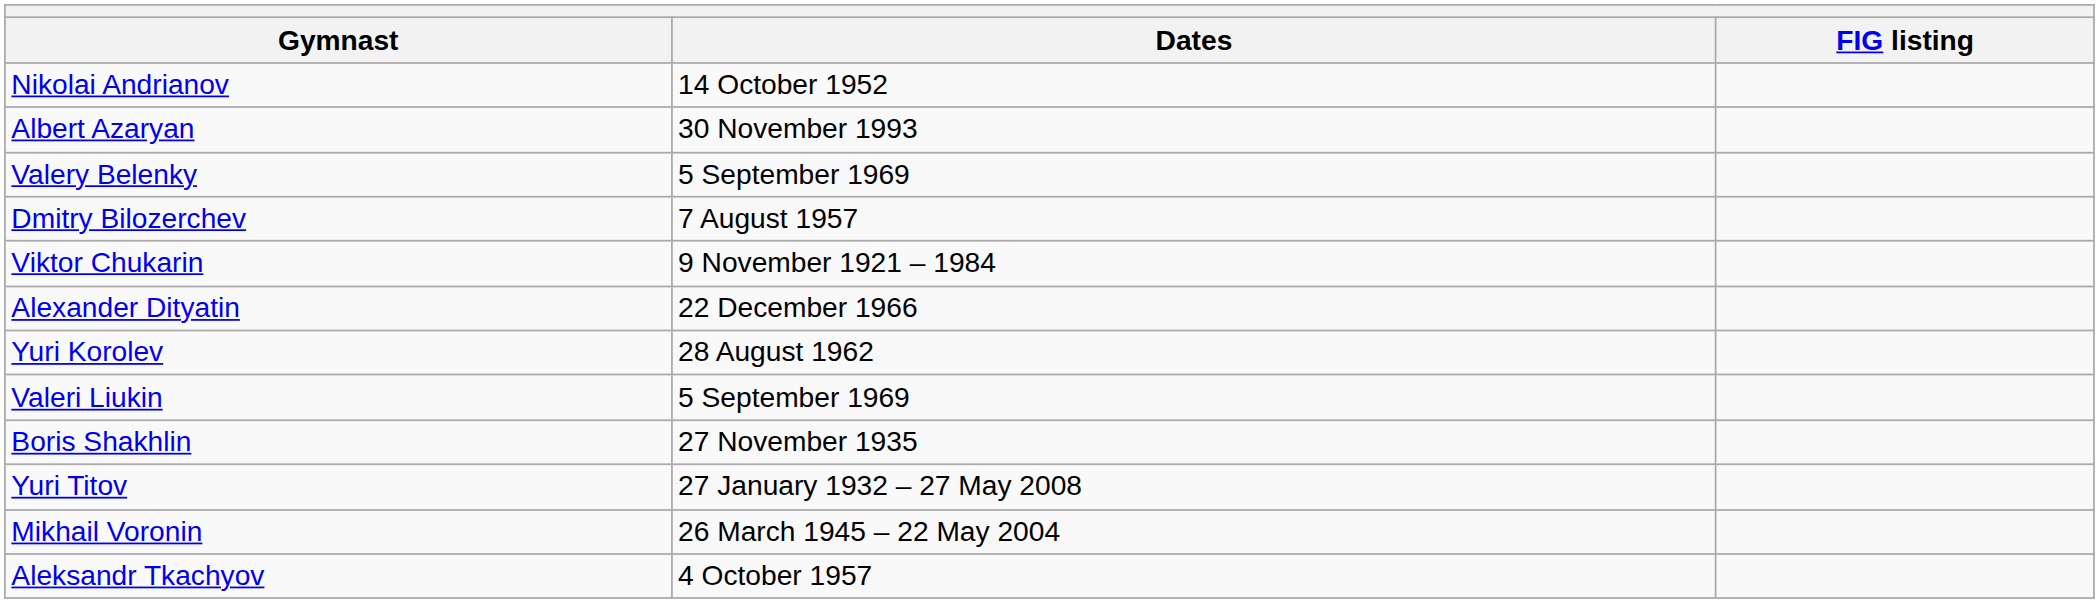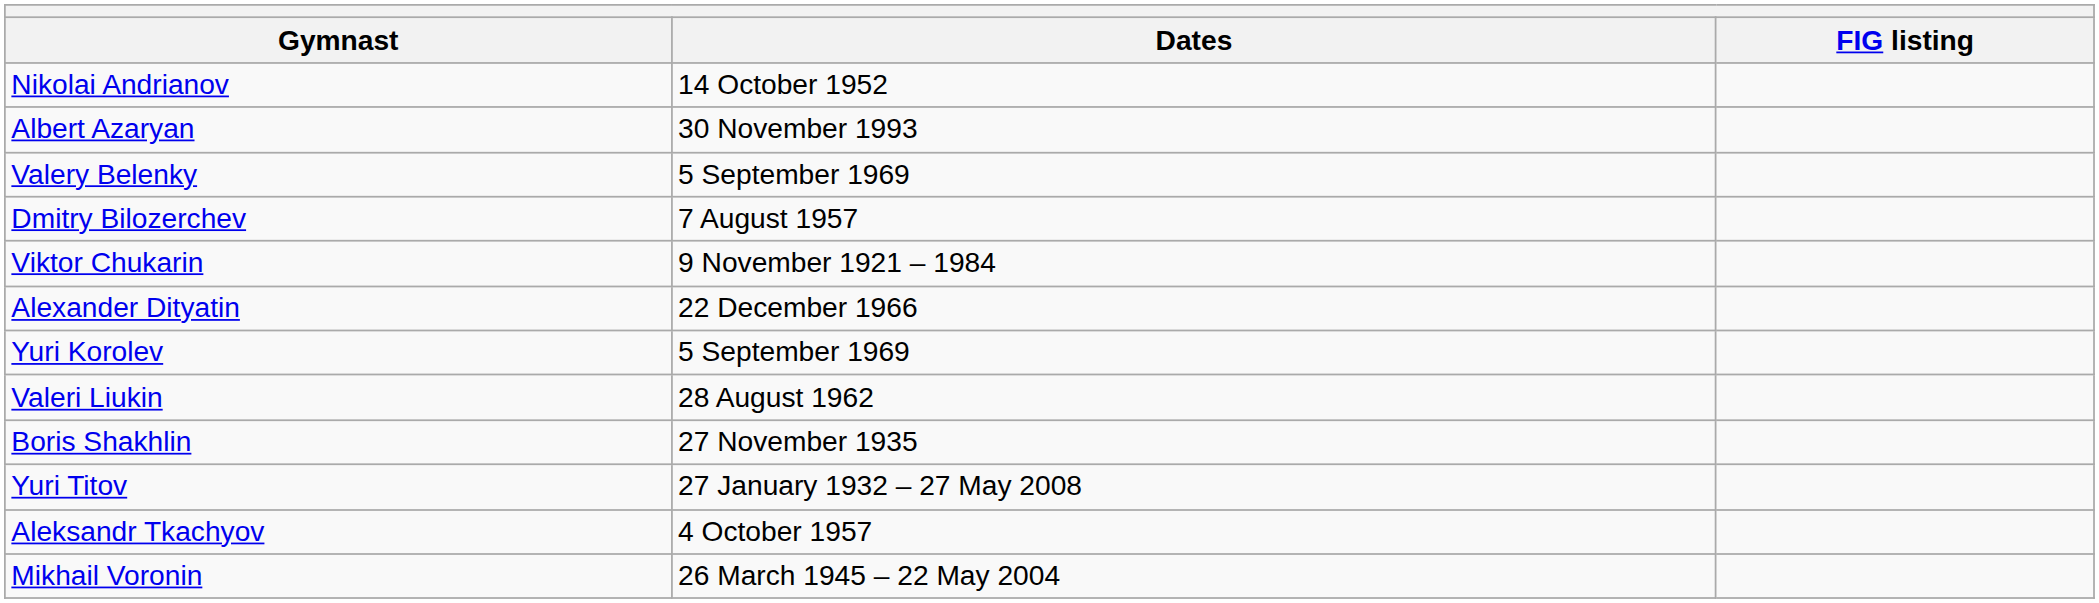(776, 352) 28 August 1962 -> (794, 352) 5 September 1969
(794, 397) 5 September 1969 -> (776, 397) 28 August 1962
rows swapped: (138, 575) <-> (107, 531)
